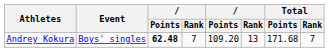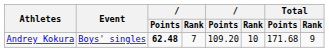(253, 40) 13 -> (253, 40) 10
(312, 40) 7 -> (312, 40) 9
